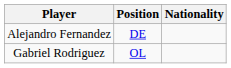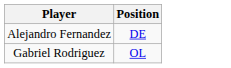- column: (194, 14)
